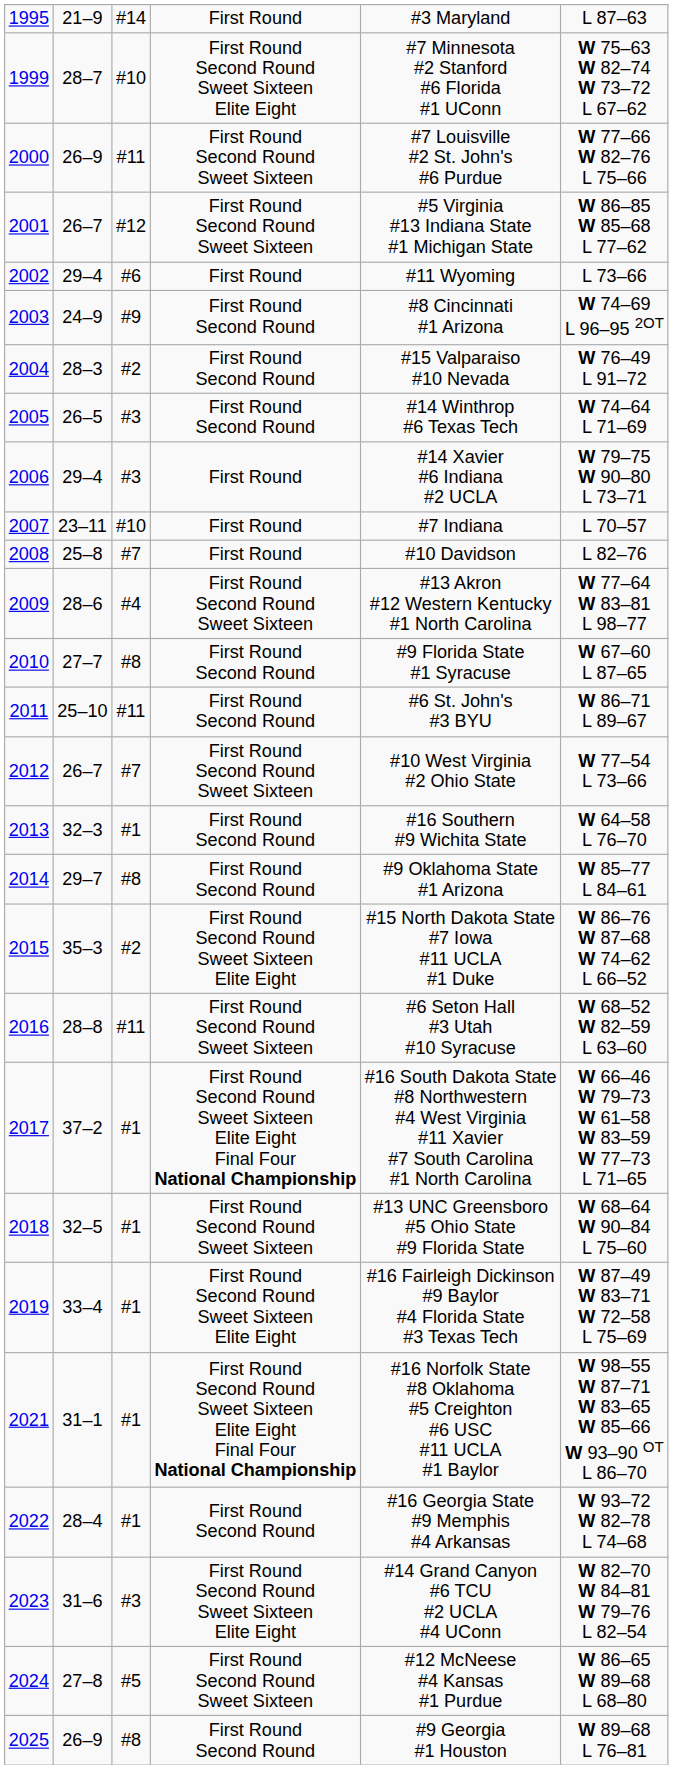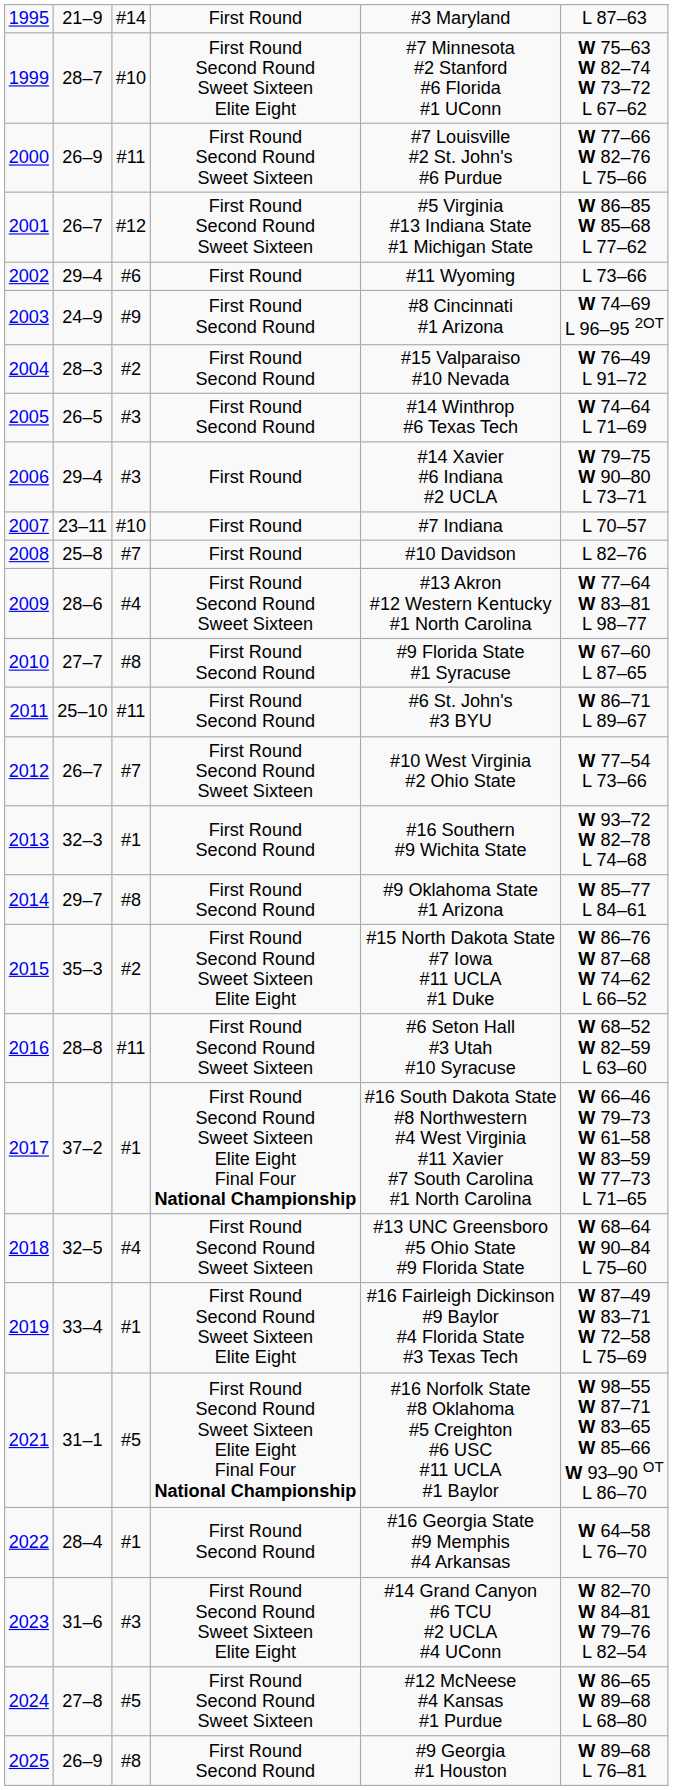(614, 830) W 64–58 L 76–70 -> (614, 840) W 93–72 W 82–78 L 74–68
(131, 1227) #1 -> (131, 1248) #4
(131, 1419) #1 -> (131, 1440) #5
(614, 1522) W 93–72 W 82–78 L 74–68 -> (614, 1542) W 64–58 L 76–70
